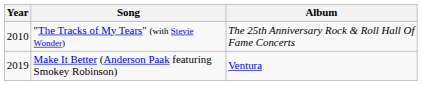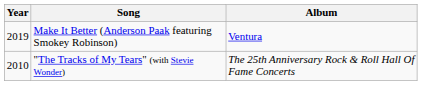rows swapped: (114, 36) <-> (123, 65)
